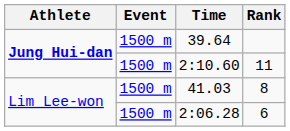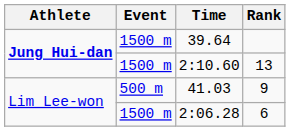(264, 65) 11 -> (264, 65) 13
(146, 90) 1500 m -> (141, 90) 500 m
(264, 90) 8 -> (264, 90) 9
